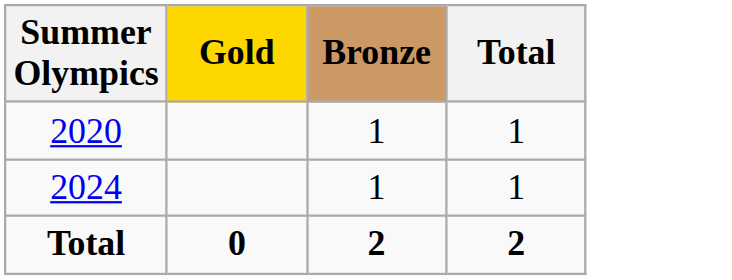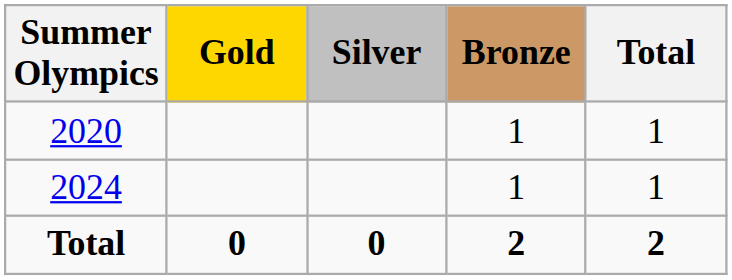+ column: (377, 53)
